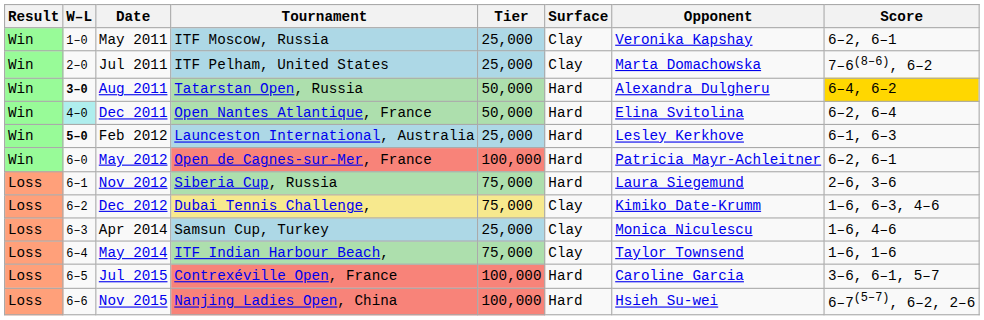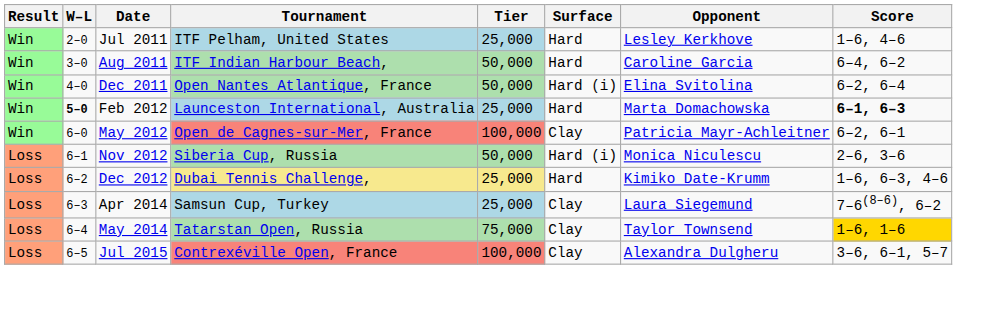- row: (133, 40)
(565, 65) Clay -> (565, 40) Hard
(688, 65) Marta Domachowska -> (688, 40) Lesley Kerkhove
(880, 65) 7–6(8–6), 6–2 -> (871, 40) 1–6, 4–6
(77, 90) bold -> (77, 63) normal
(269, 90) Tatarstan Open, Russia -> (282, 63) ITF Indian Harbour Beach,
(692, 90) Alexandra Dulgheru -> (688, 63) Caroline Garcia
(862, 90) gold background -> (871, 63) no background
(77, 114) paleturquoise background -> (77, 87) no background
(565, 113) Hard -> (583, 86) Hard (i)
(680, 136) Lesley Kerkhove -> (697, 109) Marta Domachowska
(862, 136) normal -> (871, 109) bold
(565, 160) Hard -> (565, 133) Clay
(507, 183) 75,000 -> (507, 156) 50,000
(565, 183) Hard -> (583, 156) Hard (i)
(680, 183) Laura Siegemund -> (692, 156) Monica Niculescu
(507, 206) 75,000 -> (507, 179) 25,000
(565, 206) Clay -> (565, 179) Hard
(684, 230) Monica Niculescu -> (688, 204) Laura Siegemund
(862, 230) 1–6, 4–6 -> (889, 204) 7–6(8–6), 6–2
(282, 253) ITF Indian Harbour Beach, -> (269, 230) Tatarstan Open, Russia
(862, 253) no background -> (871, 230) gold background
(565, 276) Hard -> (565, 253) Clay
(680, 276) Caroline Garcia -> (701, 253) Alexandra Dulgheru
- row: (133, 301)
